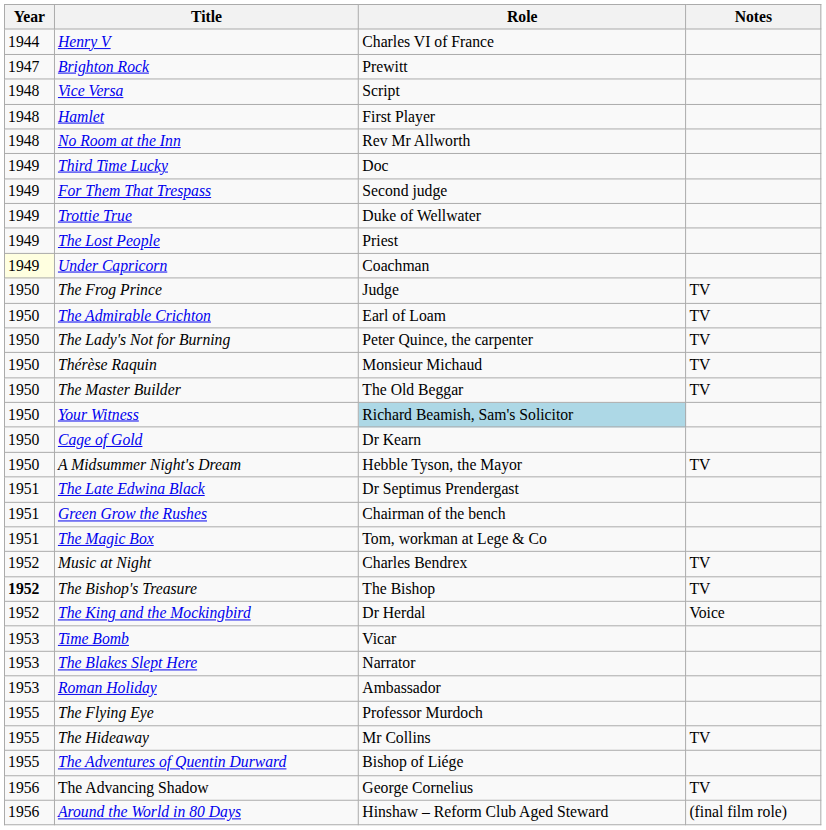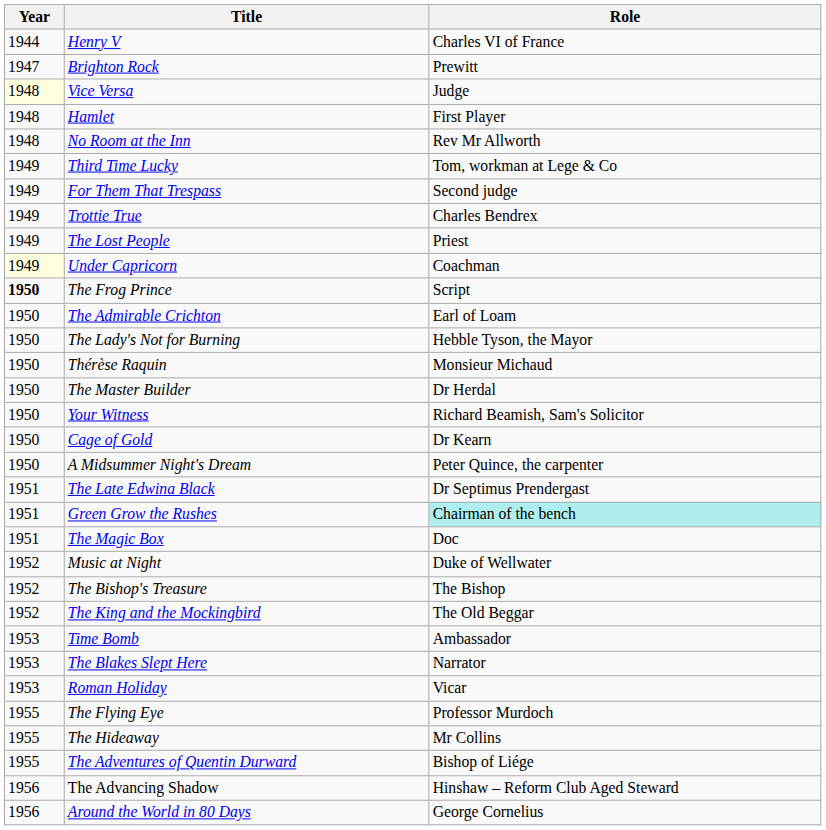- column: (753, 16)
(24, 91) no background -> (24, 91) lightyellow background
(381, 91) Script -> (451, 91) Judge
(375, 166) Doc -> (525, 166) Tom, workman at Lege & Co
(422, 215) Duke of Wellwater -> (485, 215) Charles Bendrex
(24, 290) normal -> (24, 290) bold
(381, 290) Judge -> (451, 290) Script
(448, 340) Peter Quince, the carpenter -> (513, 340) Hebble Tyson, the Mayor
(413, 389) The Old Beggar -> (464, 389) Dr Herdal
(468, 414) lightblue background -> (538, 414) no background
(442, 464) Hebble Tyson, the Mayor -> (518, 464) Peter Quince, the carpenter
(434, 514) no background -> (504, 514) paleturquoise background
(455, 539) Tom, workman at Lege & Co -> (446, 539) Doc
(415, 564) Charles Bendrex -> (492, 564) Duke of Wellwater
(24, 588) bold -> (24, 588) normal
(394, 613) Dr Herdal -> (483, 613) The Old Beggar
(379, 638) Vicar -> (472, 638) Ambassador
(402, 688) Ambassador -> (450, 688) Vicar
(418, 787) George Cornelius -> (556, 787) Hinshaw – Reform Club Aged Steward
(485, 812) Hinshaw – Reform Club Aged Steward -> (488, 812) George Cornelius
